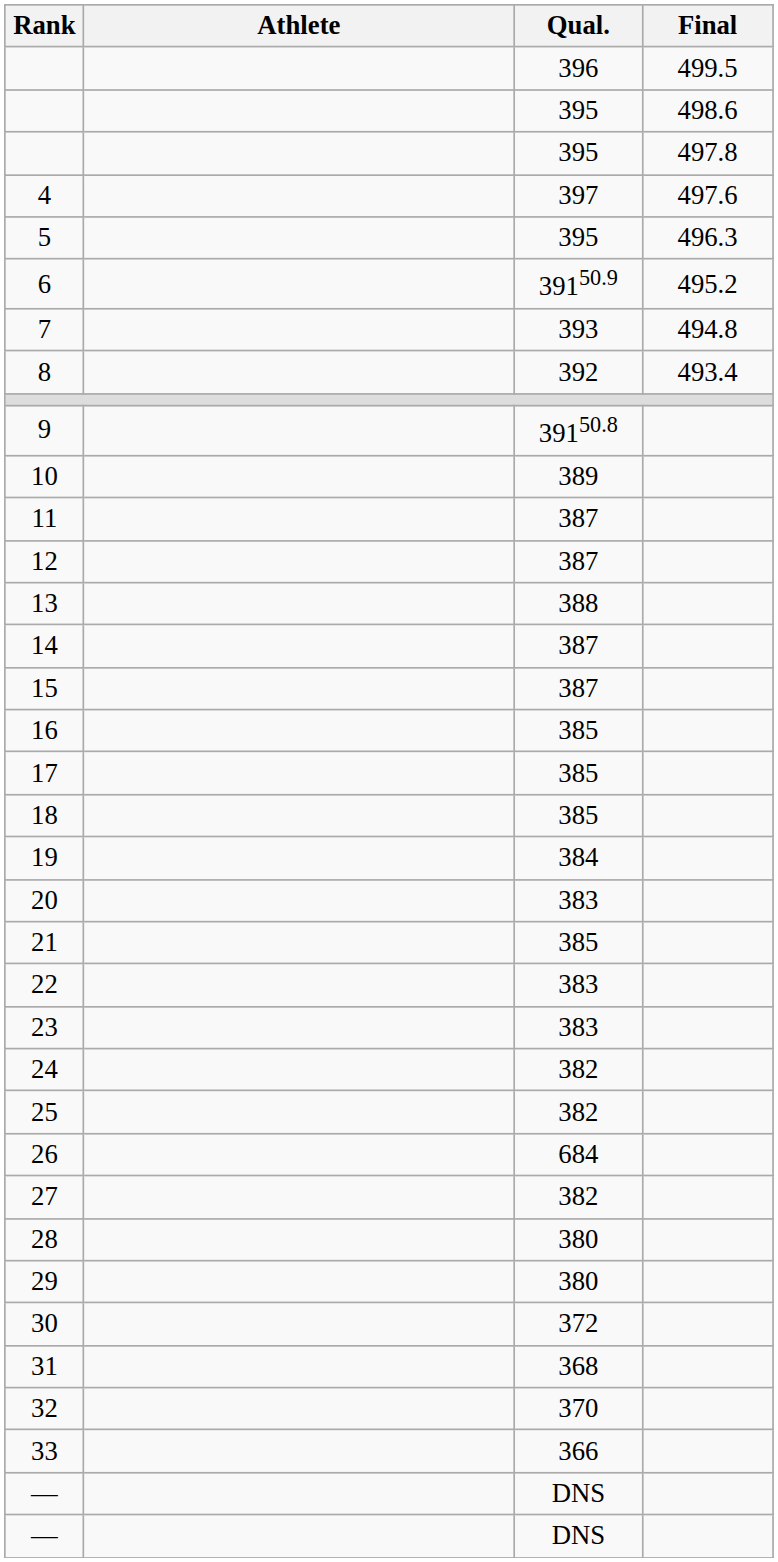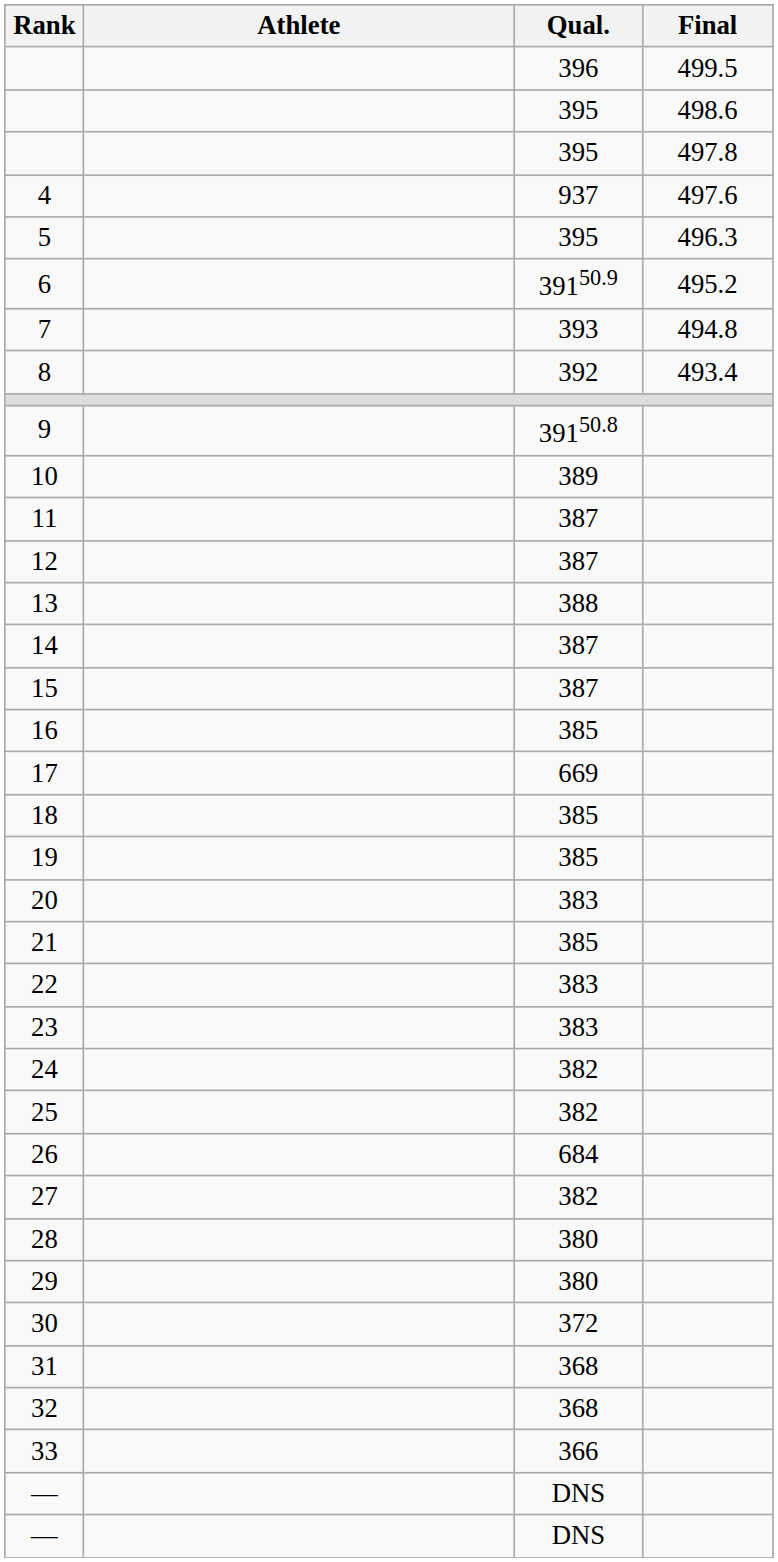(578, 195) 397 -> (578, 195) 937
(578, 772) 385 -> (578, 772) 669
(578, 857) 384 -> (578, 857) 385
(578, 1408) 370 -> (578, 1408) 368
